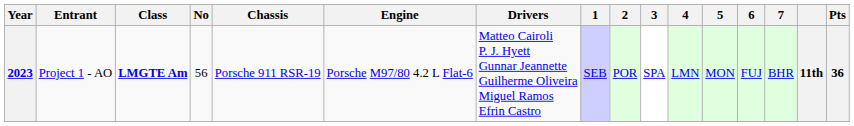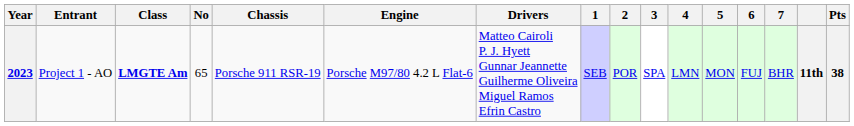(201, 73) 56 -> (201, 73) 65
(837, 73) 36 -> (837, 73) 38
